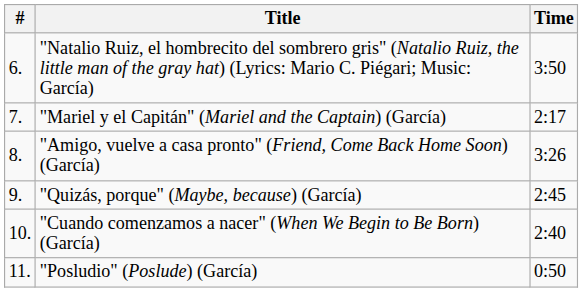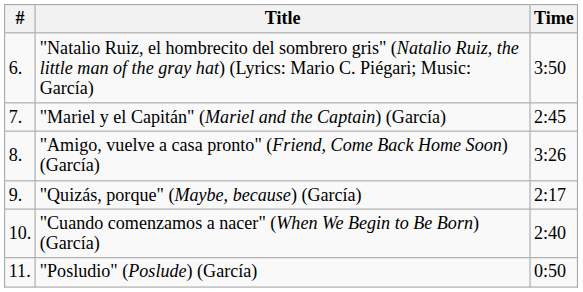(550, 116) 2:17 -> (550, 116) 2:45
(550, 194) 2:45 -> (550, 194) 2:17
